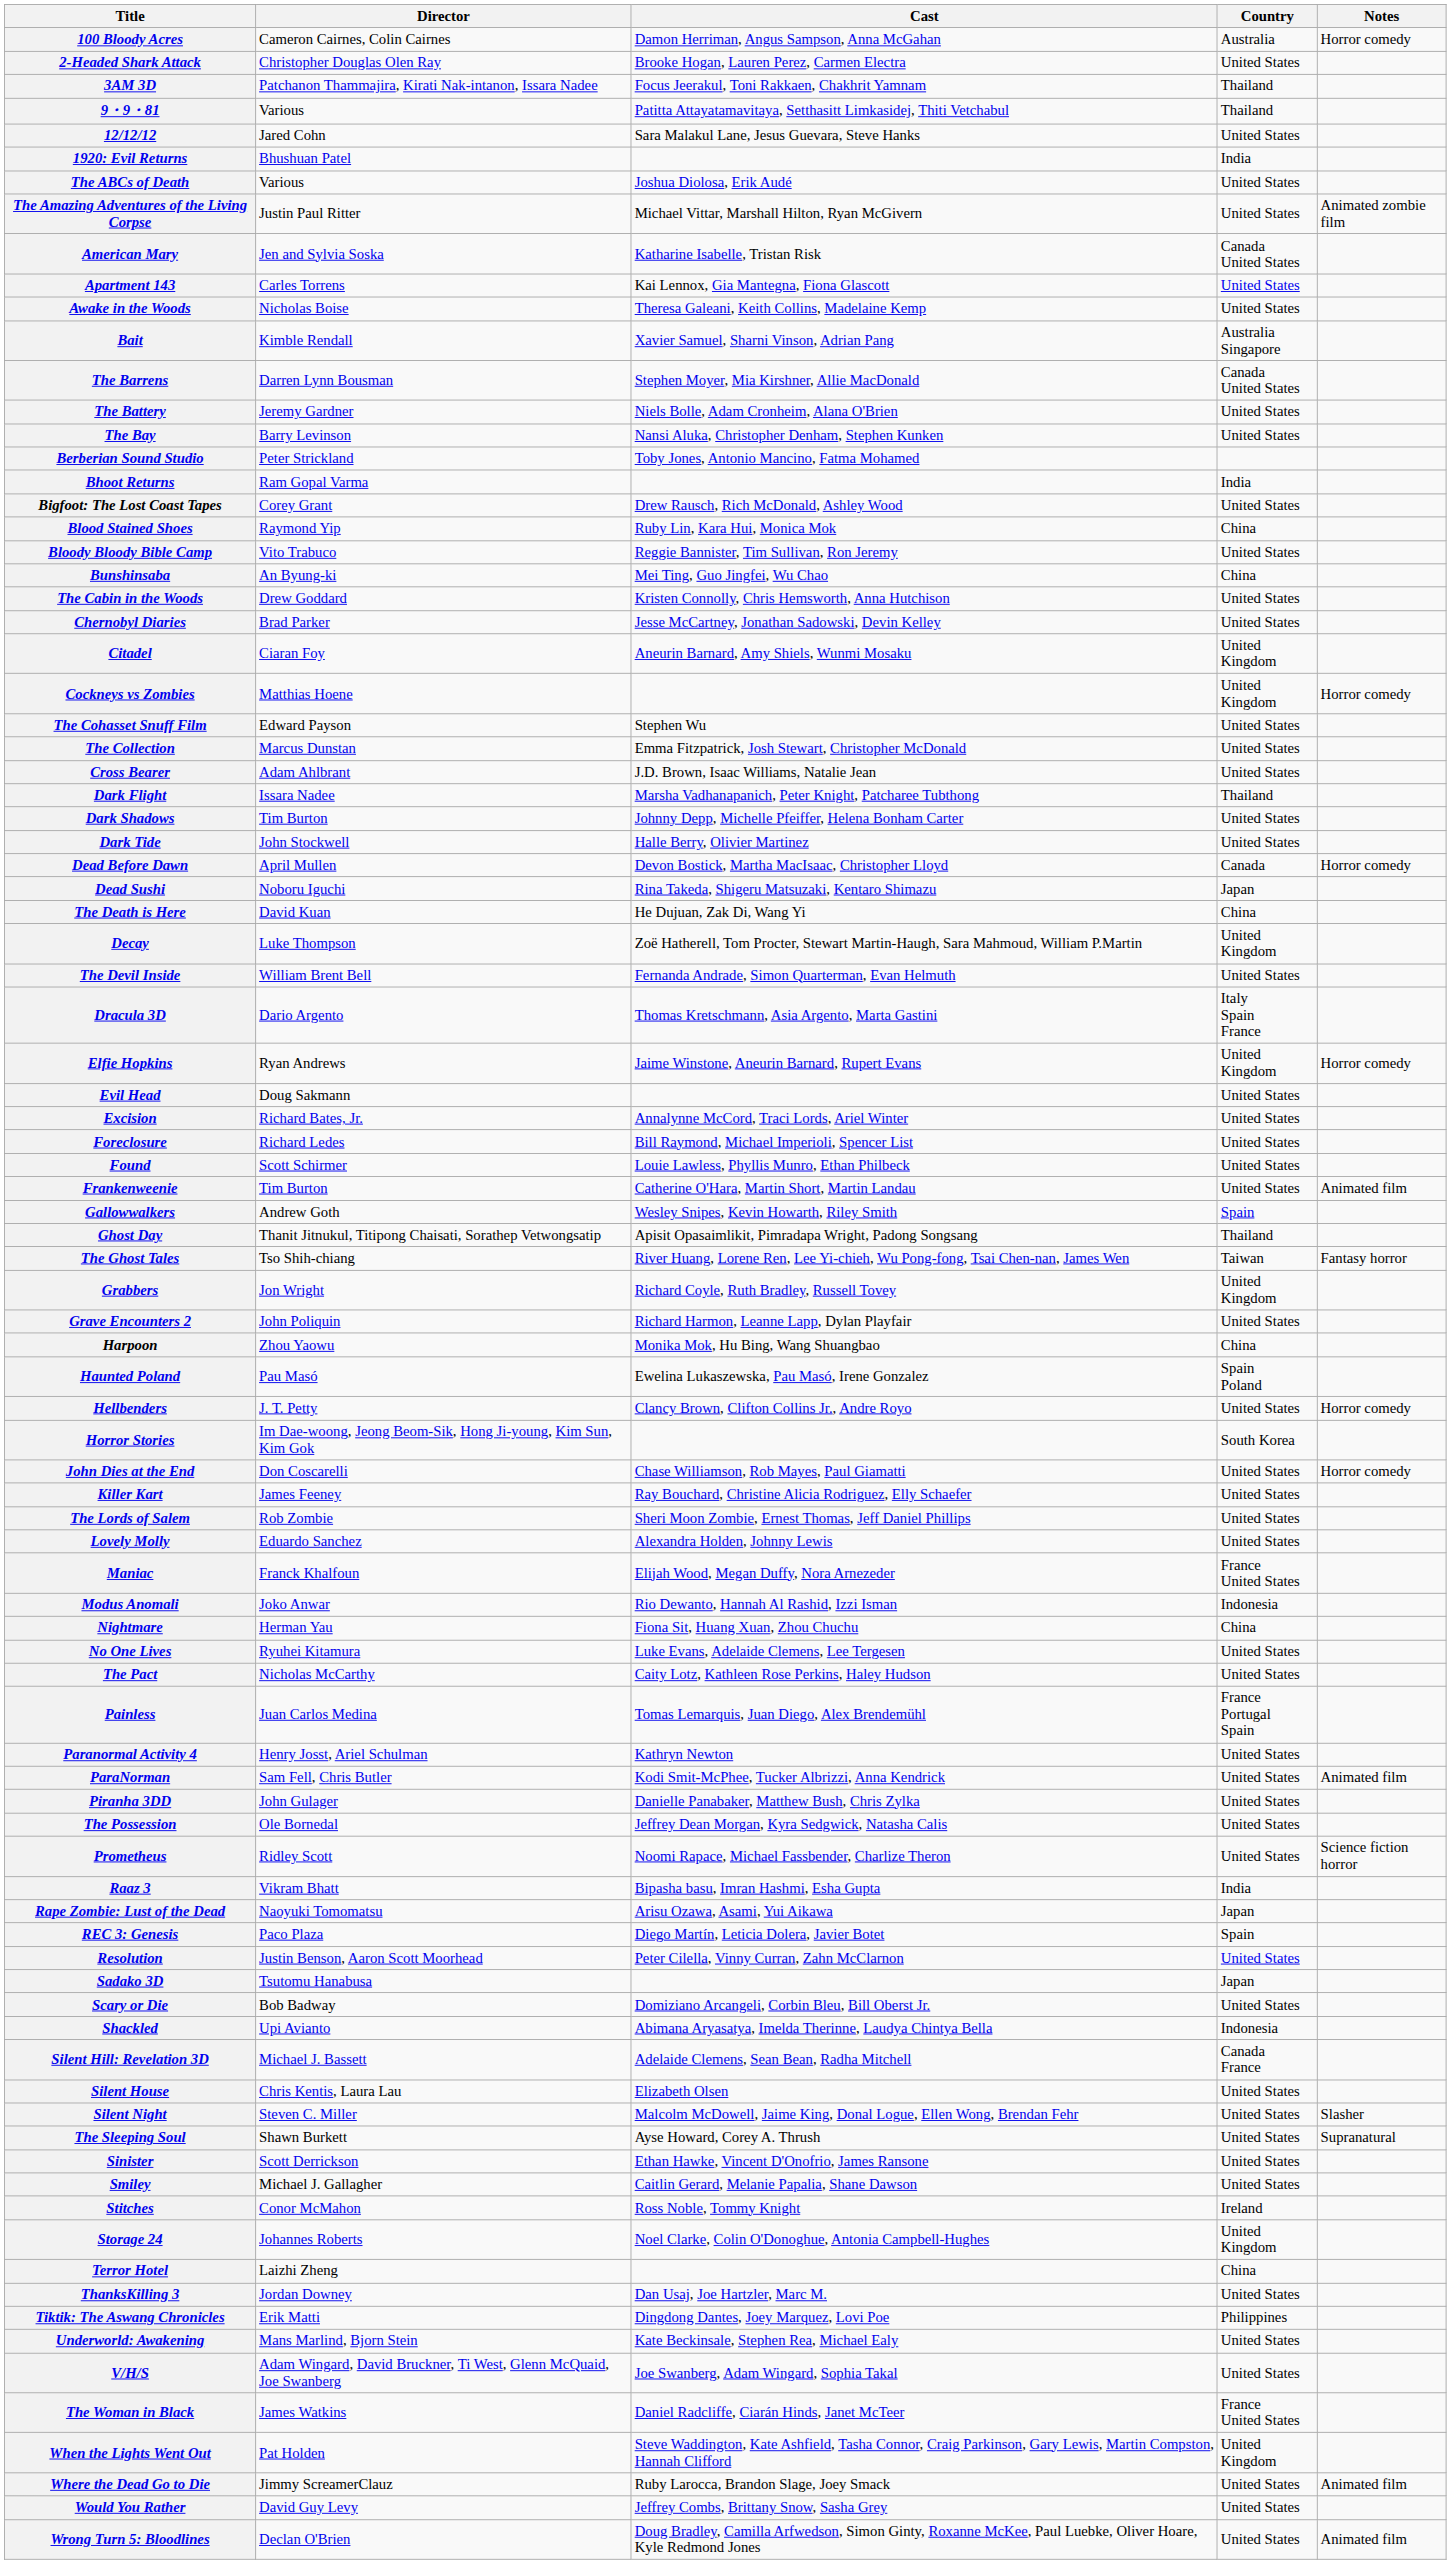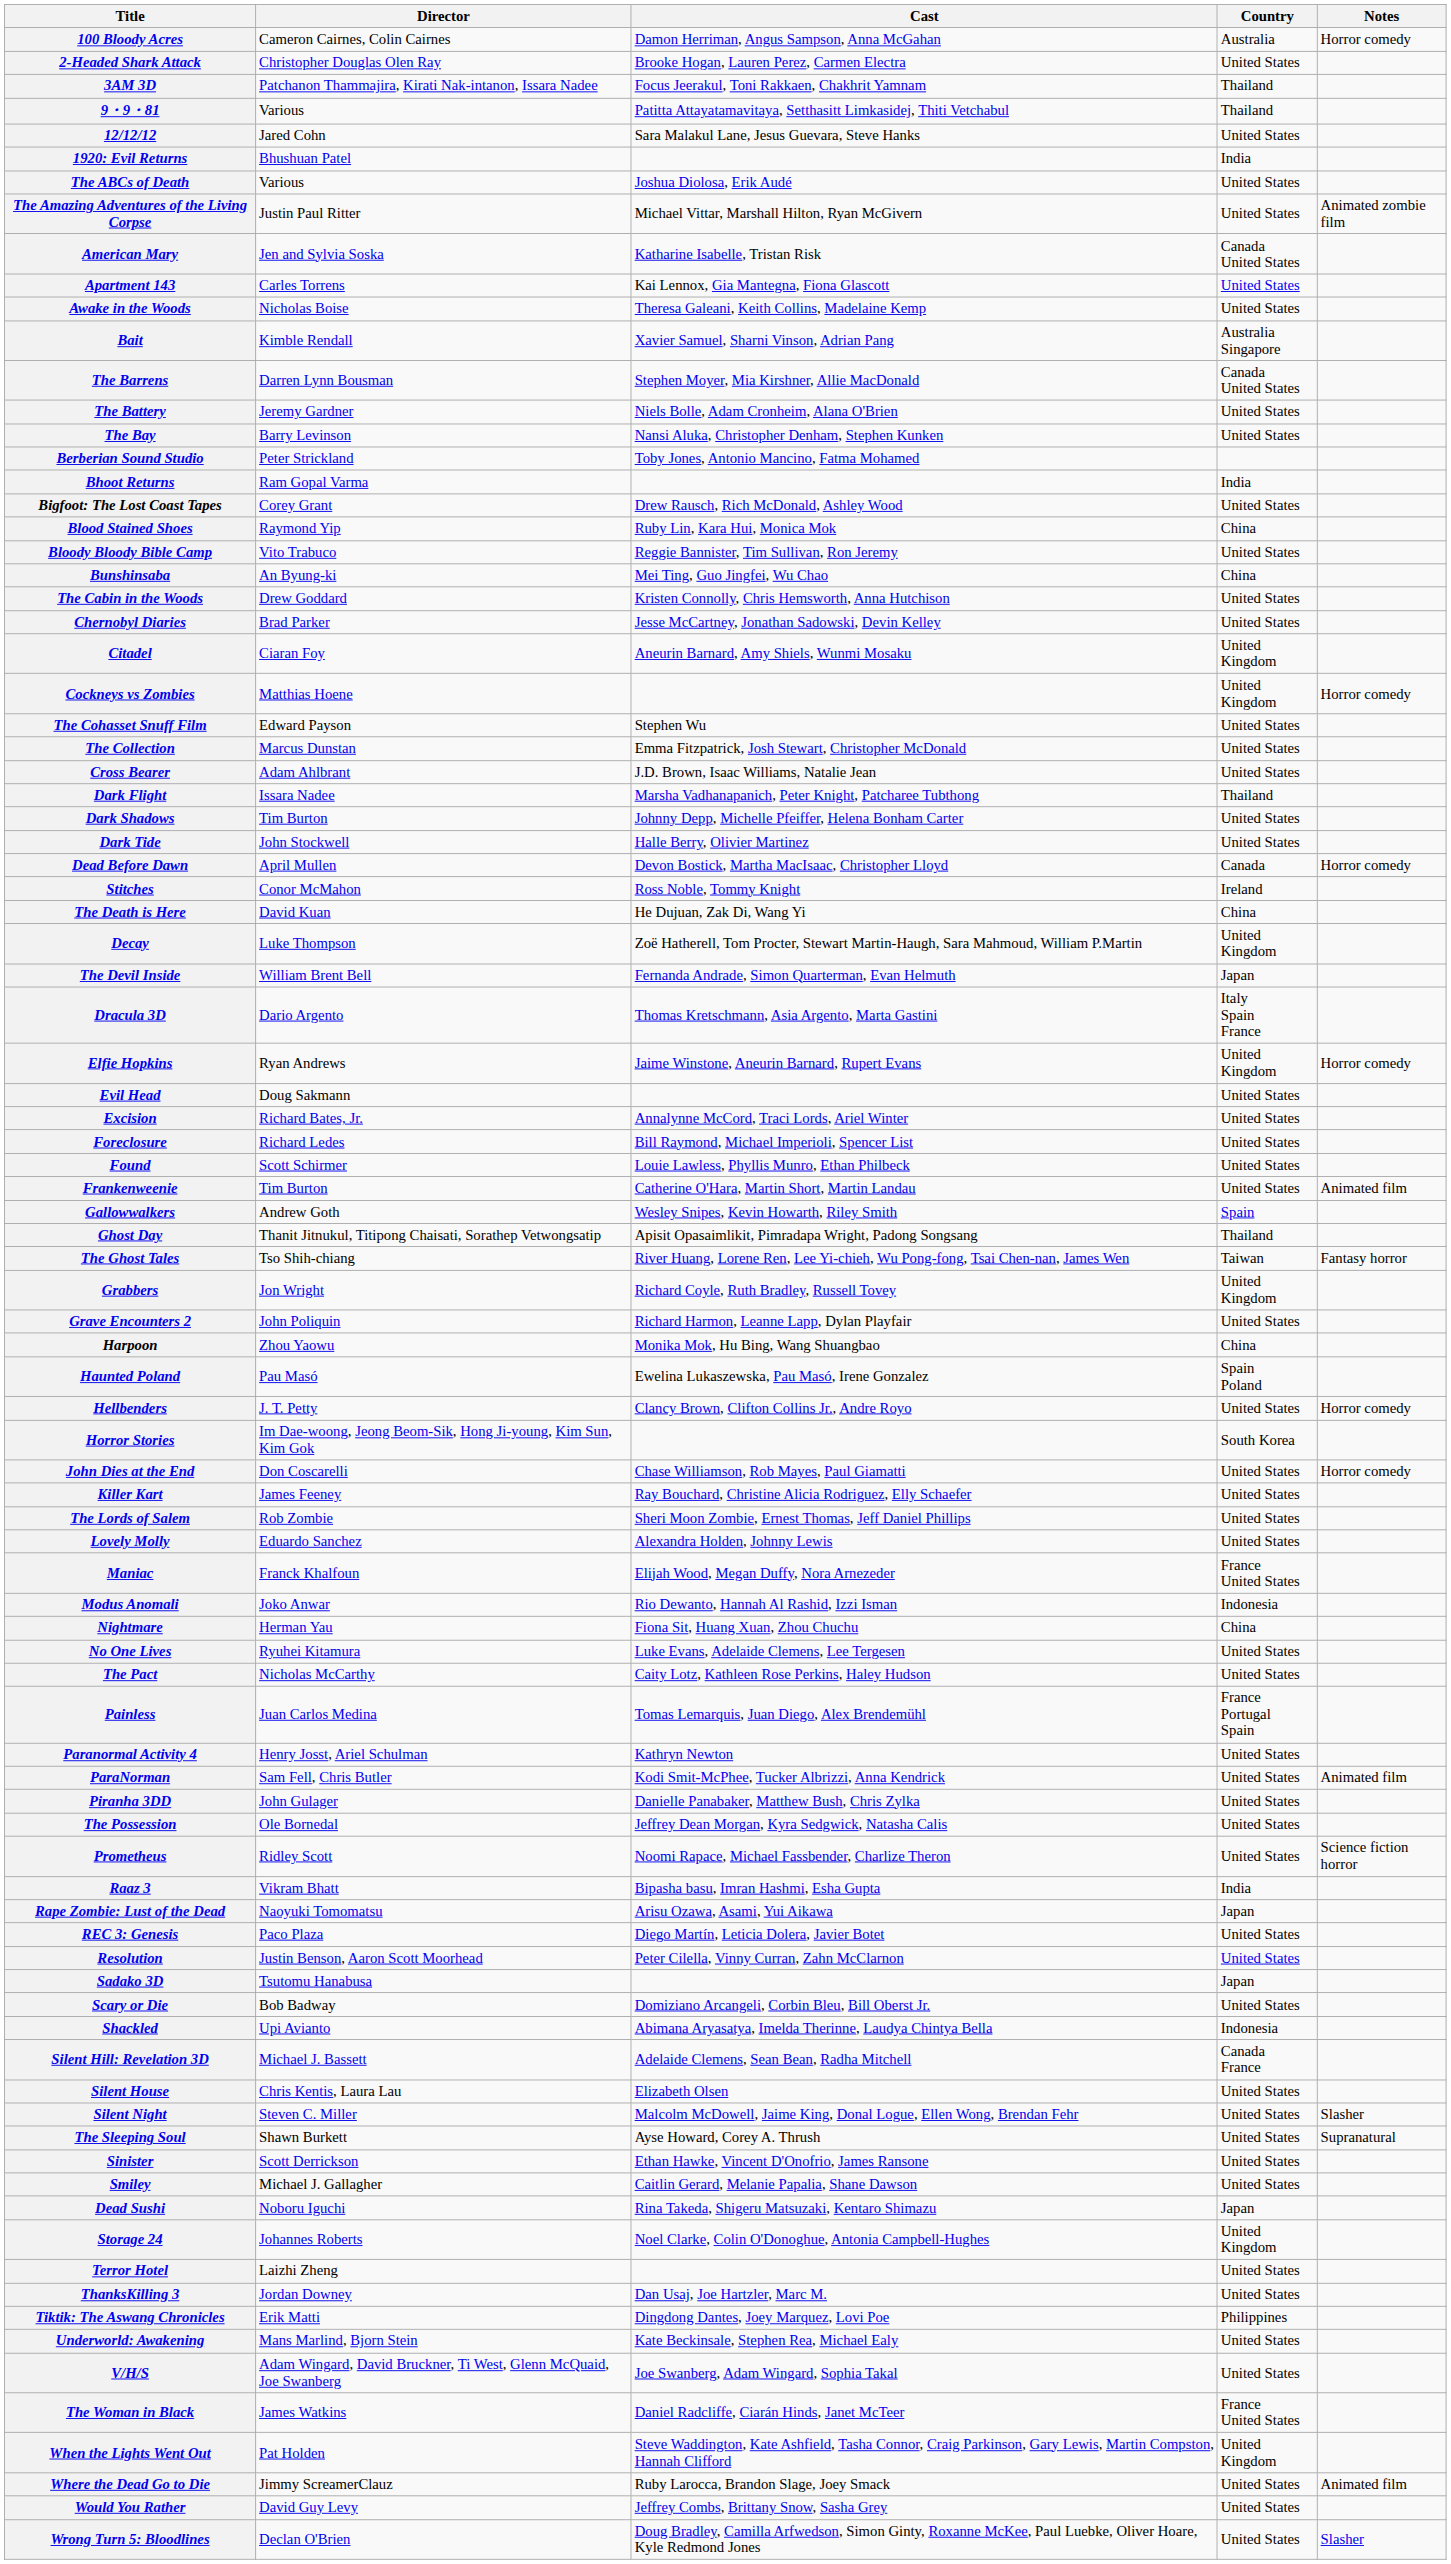rows swapped: (130, 888) <-> (130, 2207)
(1260, 975) United States -> (1238, 975) Japan
(1238, 1934) Spain -> (1260, 1934) United States
(1238, 2271) China -> (1260, 2271) United States
(1364, 2539) Animated film -> (1342, 2539) Slasher
